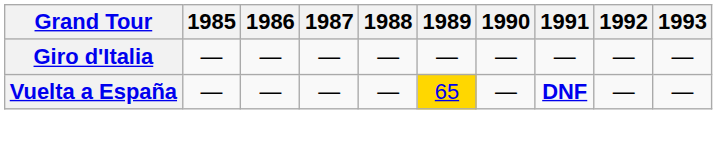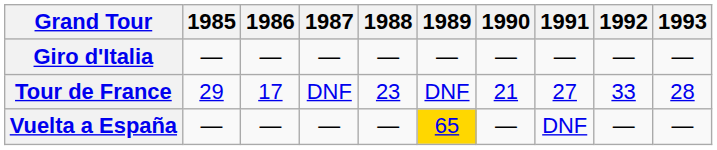+ row: (93, 91)
(565, 91) bold -> (565, 126) normal
